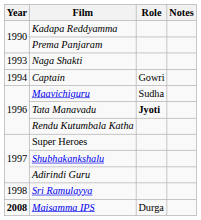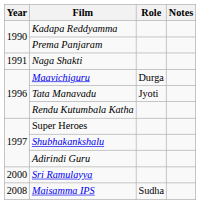(17, 61) 1993 -> (17, 61) 1991
- row: (48, 77)
(151, 93) Sudha -> (151, 77) Durga
(149, 110) bold -> (148, 93) normal
(17, 191) 1998 -> (17, 175) 2000
(17, 207) bold -> (17, 191) normal
(151, 207) Durga -> (151, 191) Sudha
